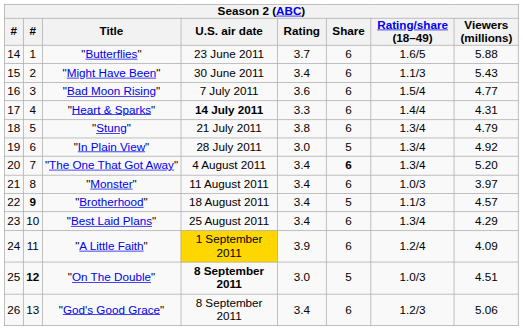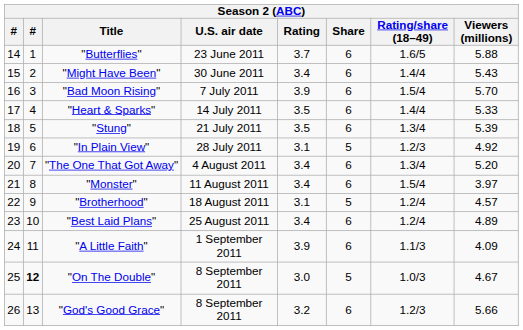(413, 73) 1.1/3 -> (413, 73) 1.4/4
(302, 91) 3.6 -> (302, 91) 3.9
(486, 91) 4.77 -> (486, 91) 5.70
(229, 110) bold -> (229, 110) normal
(302, 110) 3.3 -> (302, 110) 3.5
(486, 110) 4.31 -> (486, 110) 5.33
(302, 128) 3.8 -> (302, 128) 3.5
(486, 128) 4.79 -> (486, 128) 5.39
(302, 147) 3.0 -> (302, 147) 3.1
(413, 147) 1.3/4 -> (413, 147) 1.2/3
(349, 165) bold -> (349, 165) normal
(413, 184) 1.0/3 -> (413, 184) 1.5/4
(33, 202) bold -> (33, 202) normal
(302, 202) 3.4 -> (302, 202) 3.1
(413, 202) 1.1/3 -> (413, 202) 1.2/4
(413, 221) 1.3/4 -> (413, 221) 1.2/4
(486, 221) 4.29 -> (486, 221) 4.89
(229, 246) gold background -> (229, 246) no background
(413, 246) 1.2/4 -> (413, 246) 1.1/3
(229, 278) bold -> (229, 278) normal
(486, 278) 4.51 -> (486, 278) 4.67
(302, 309) 3.4 -> (302, 309) 3.2
(486, 309) 5.06 -> (486, 309) 5.66
